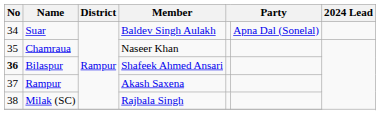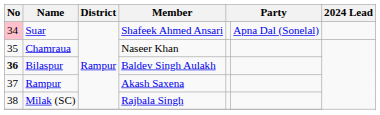(12, 30) no background -> (12, 30) pink background
(168, 30) Baldev Singh Aulakh -> (172, 30) Shafeek Ahmed Ansari
(172, 65) Shafeek Ahmed Ansari -> (168, 65) Baldev Singh Aulakh
